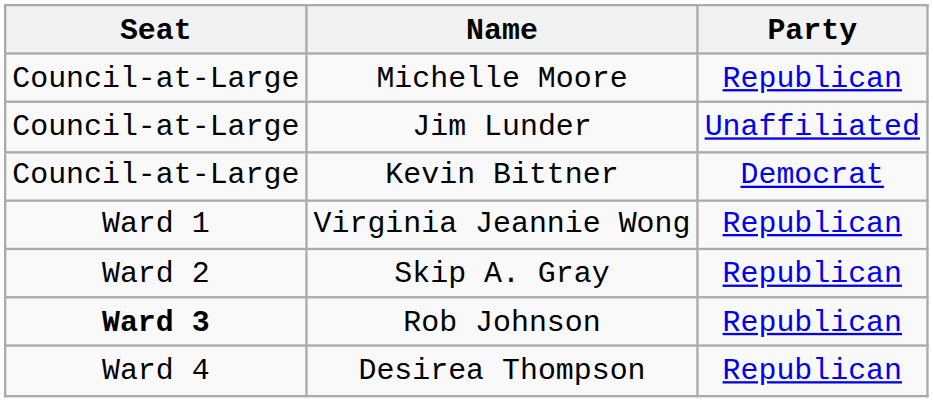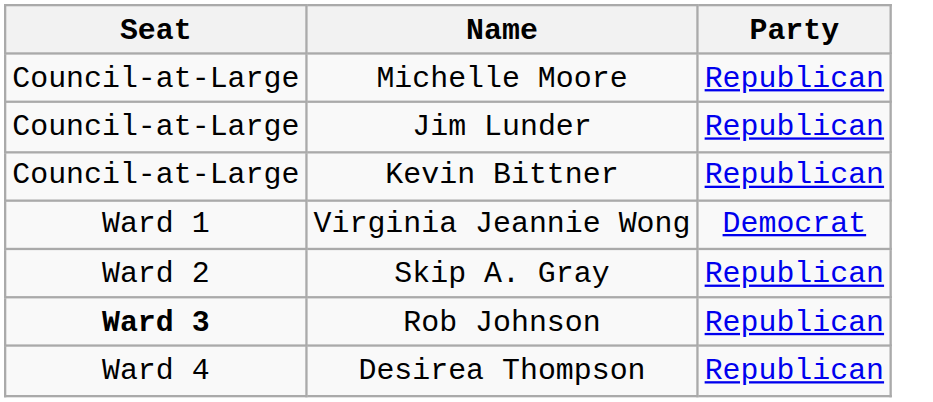(812, 127) Unaffiliated -> (794, 127) Republican
(812, 176) Democrat -> (794, 176) Republican
(812, 224) Republican -> (794, 224) Democrat
